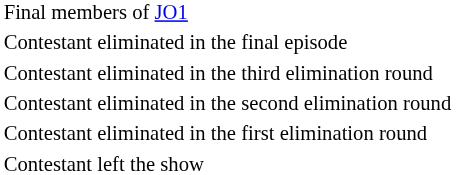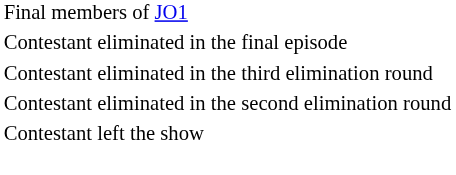- row: (215, 134)
